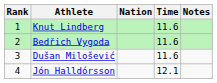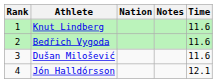columns swapped: (167, 12) <-> (196, 12)
